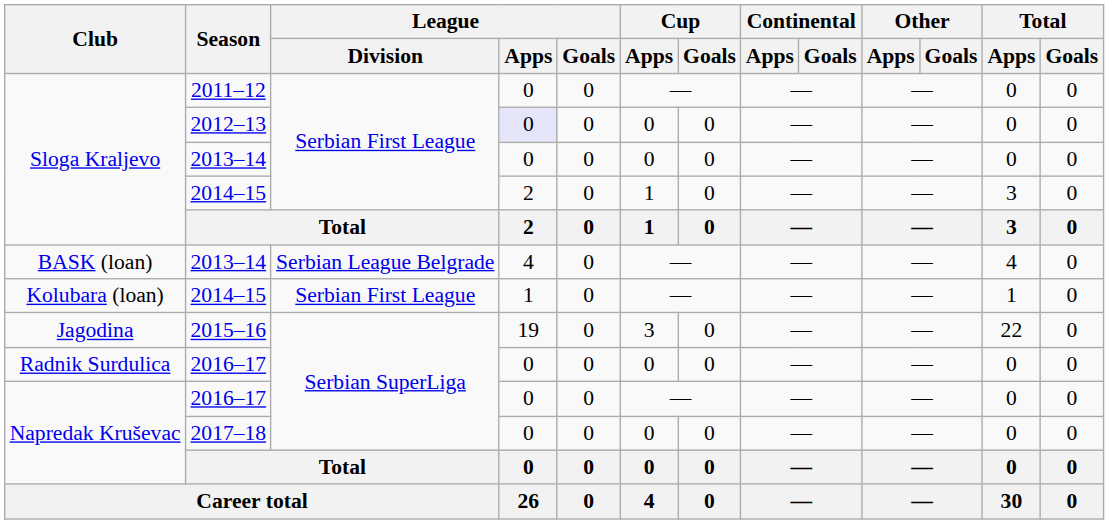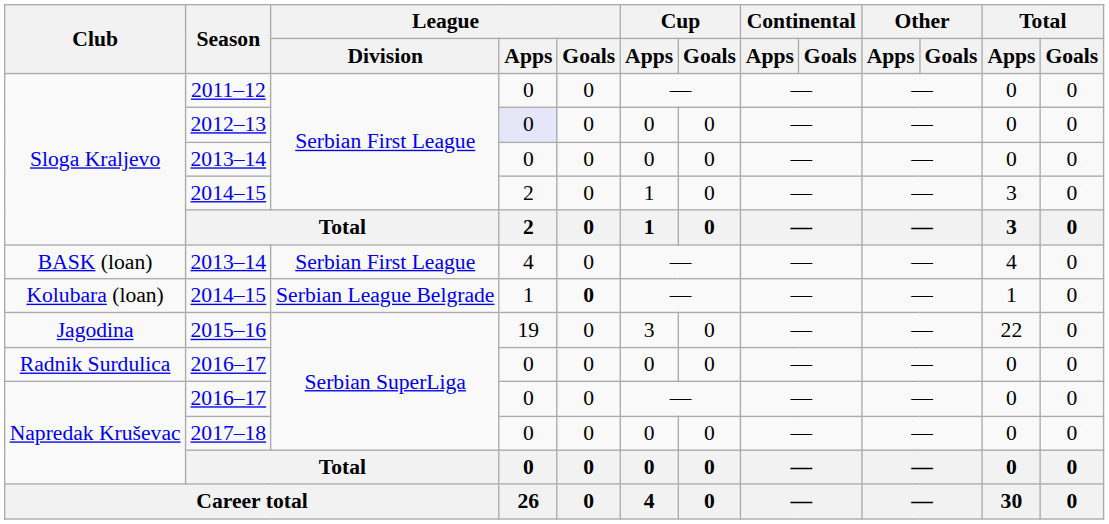(385, 261) Serbian League Belgrade -> (385, 261) Serbian First League
(385, 295) Serbian First League -> (385, 295) Serbian League Belgrade
(589, 295) normal -> (589, 295) bold
